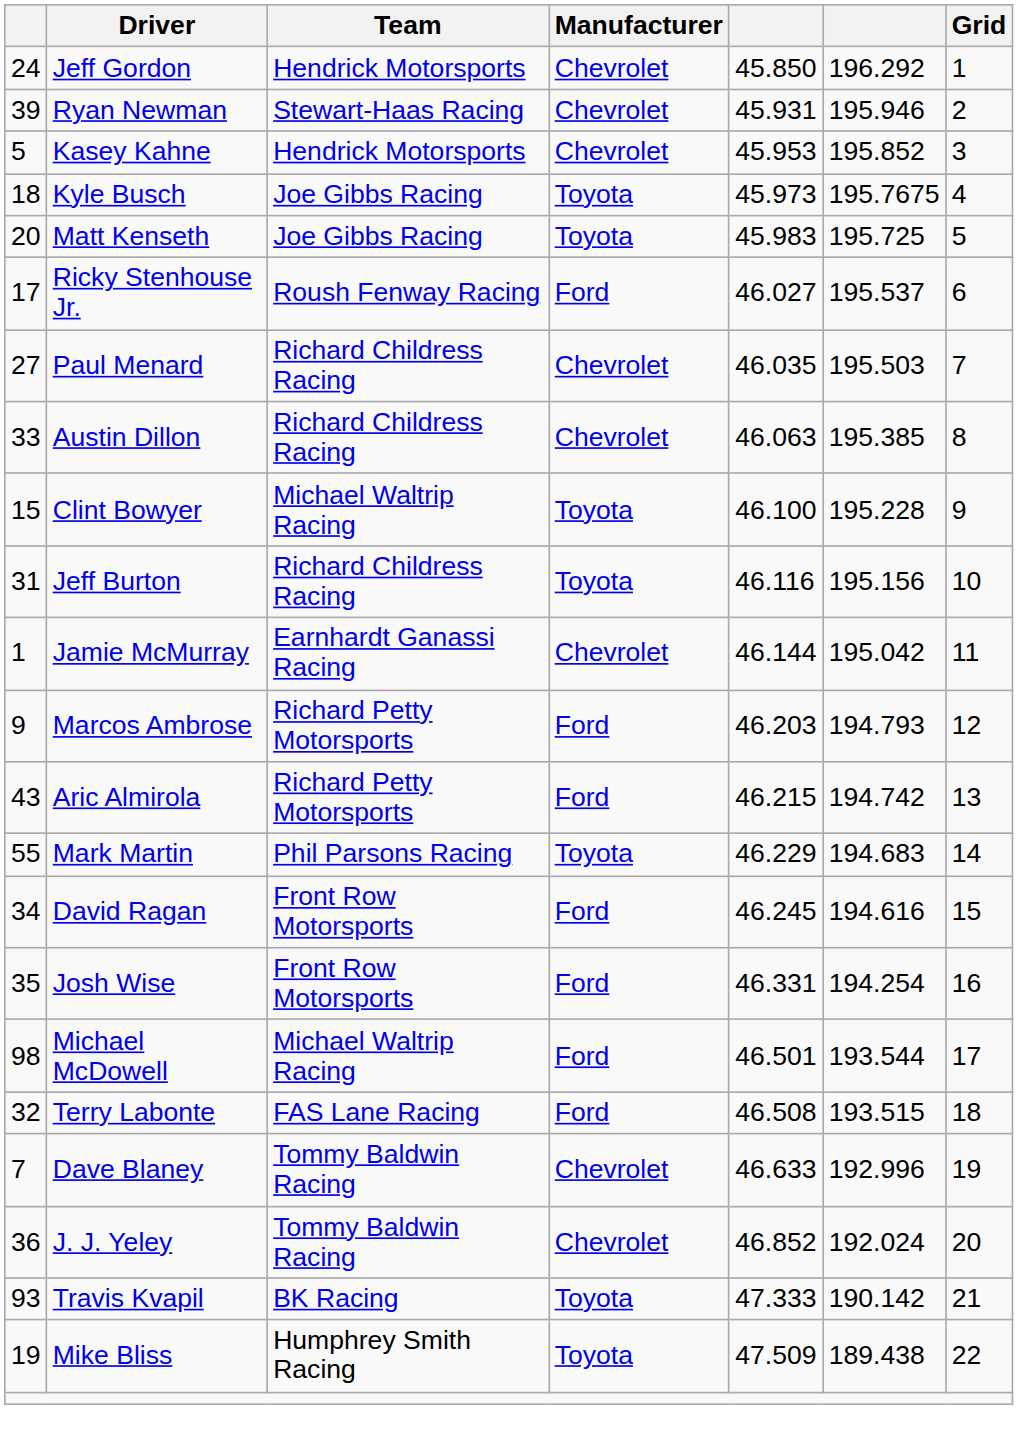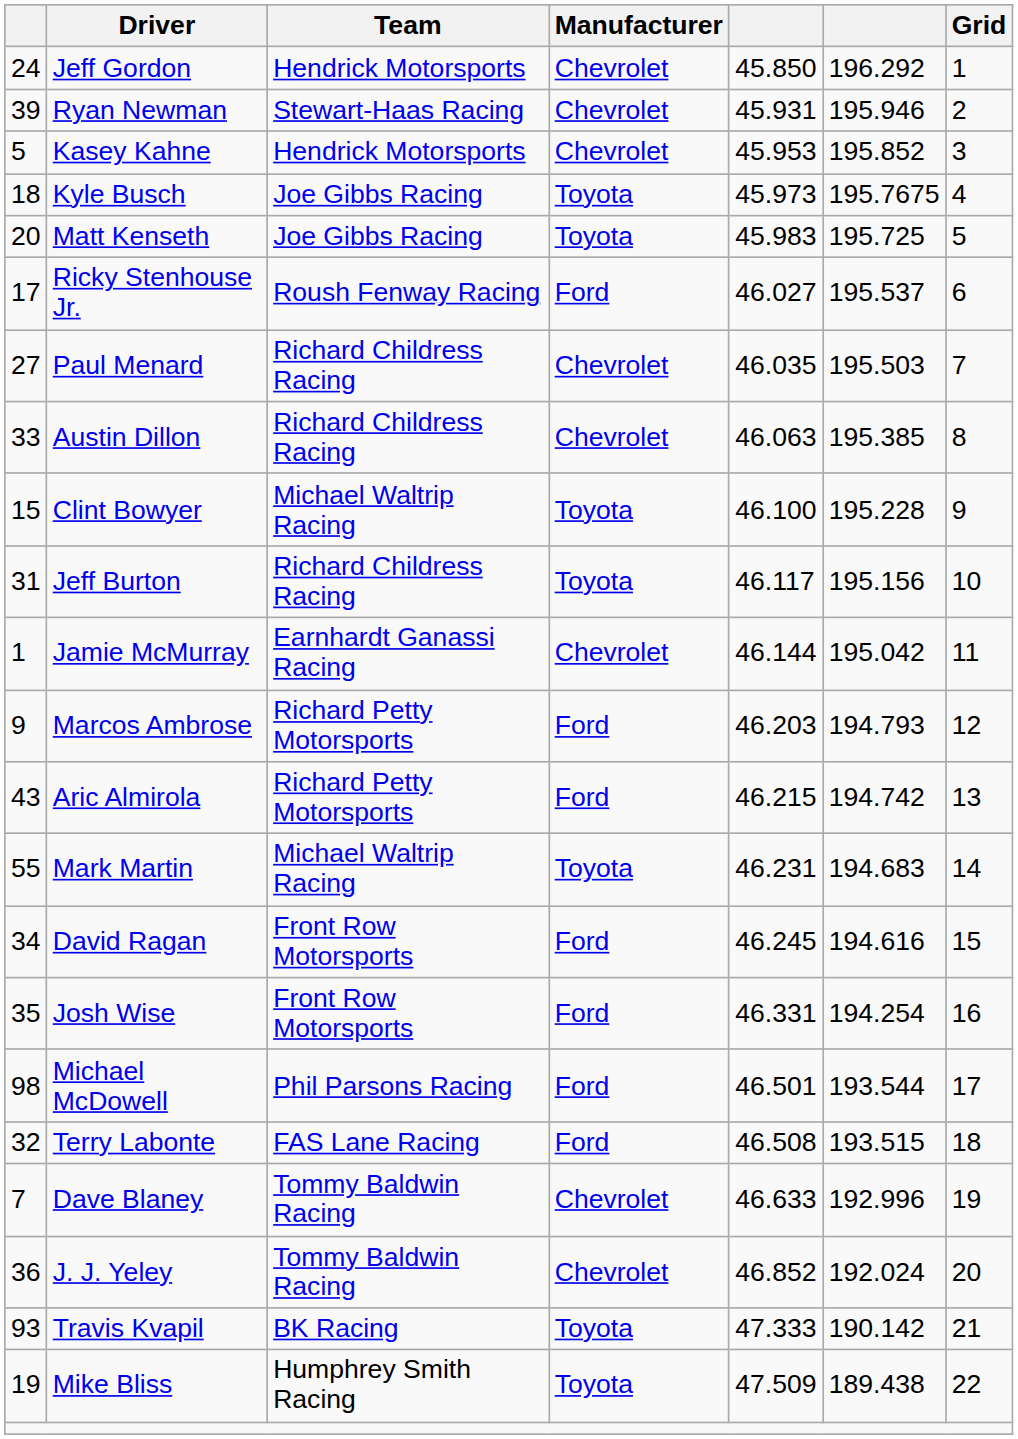(775, 581) 46.116 -> (775, 581) 46.117
(393, 854) Phil Parsons Racing -> (363, 869) Michael Waltrip Racing
(776, 854) 46.229 -> (776, 869) 46.231
(363, 1055) Michael Waltrip Racing -> (393, 1085) Phil Parsons Racing
